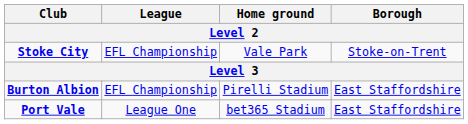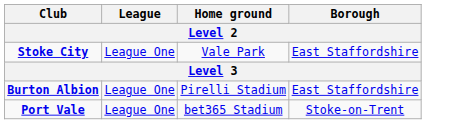(161, 52) EFL Championship -> (140, 52) League One
(397, 52) Stoke-on-Trent -> (355, 52) East Staffordshire
(161, 90) EFL Championship -> (140, 90) League One
(397, 109) East Staffordshire -> (355, 109) Stoke-on-Trent
